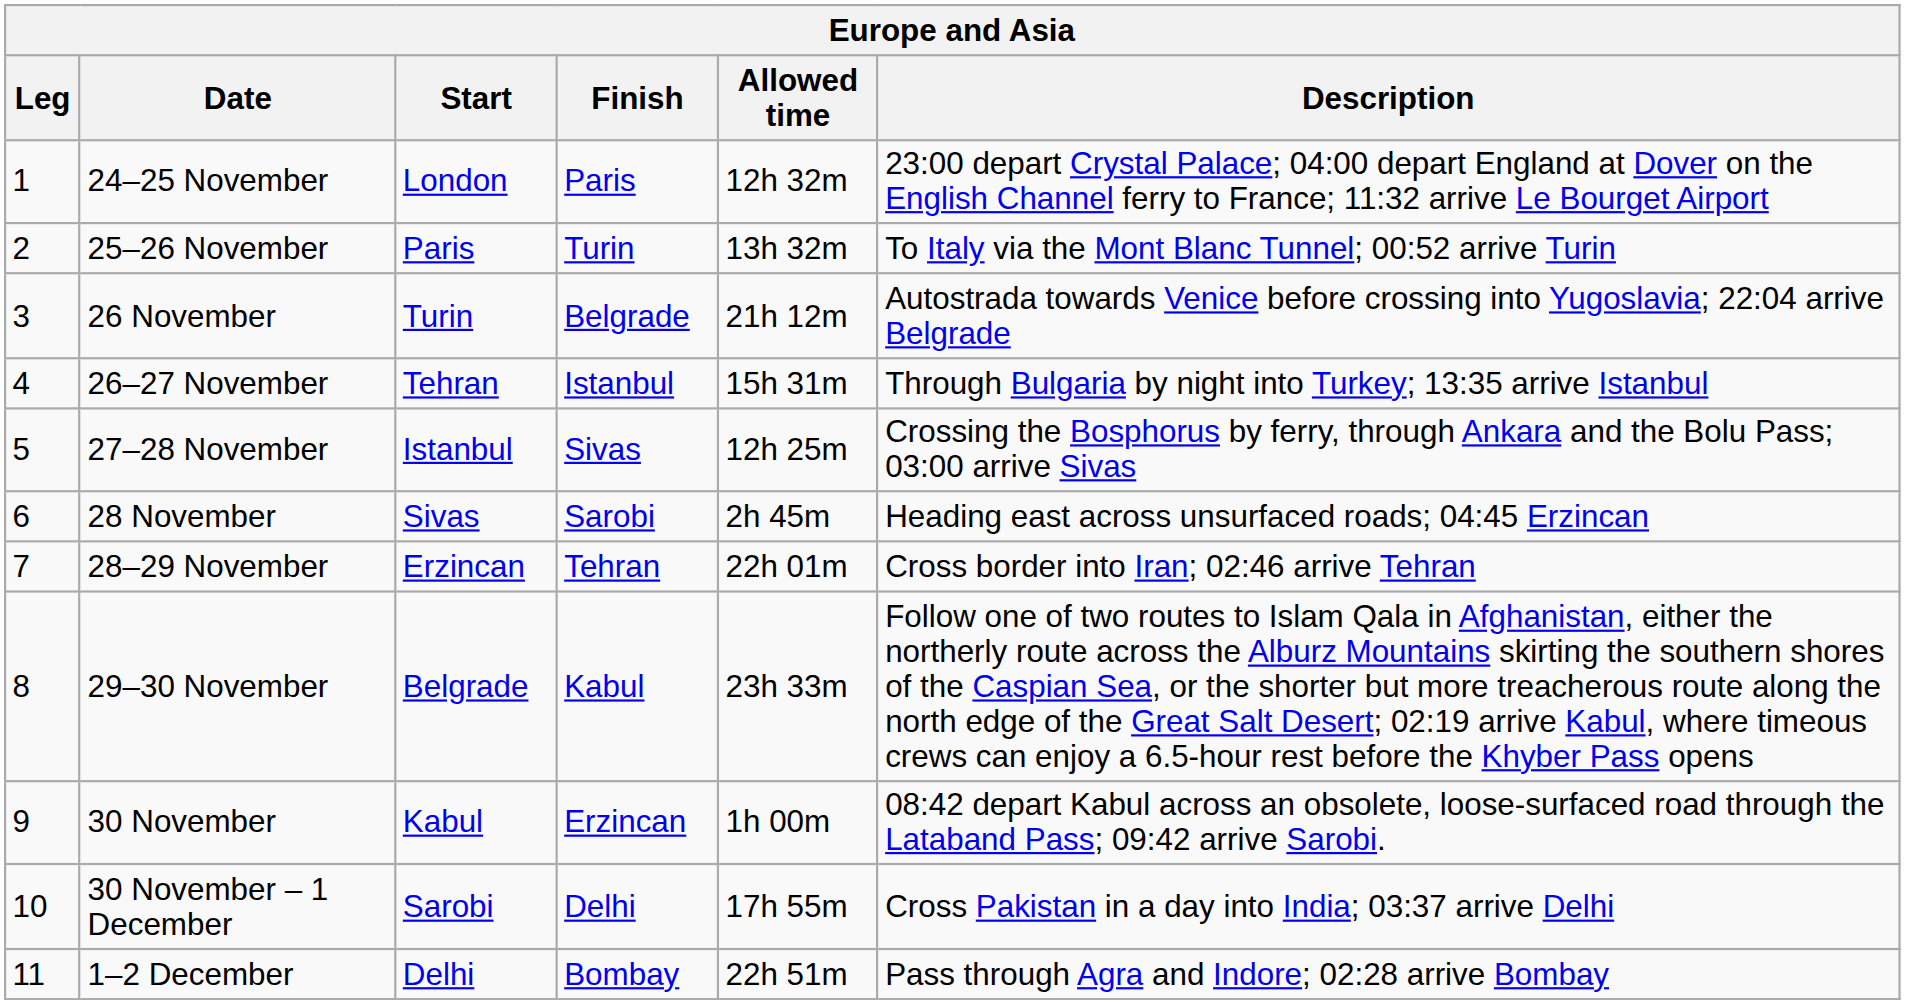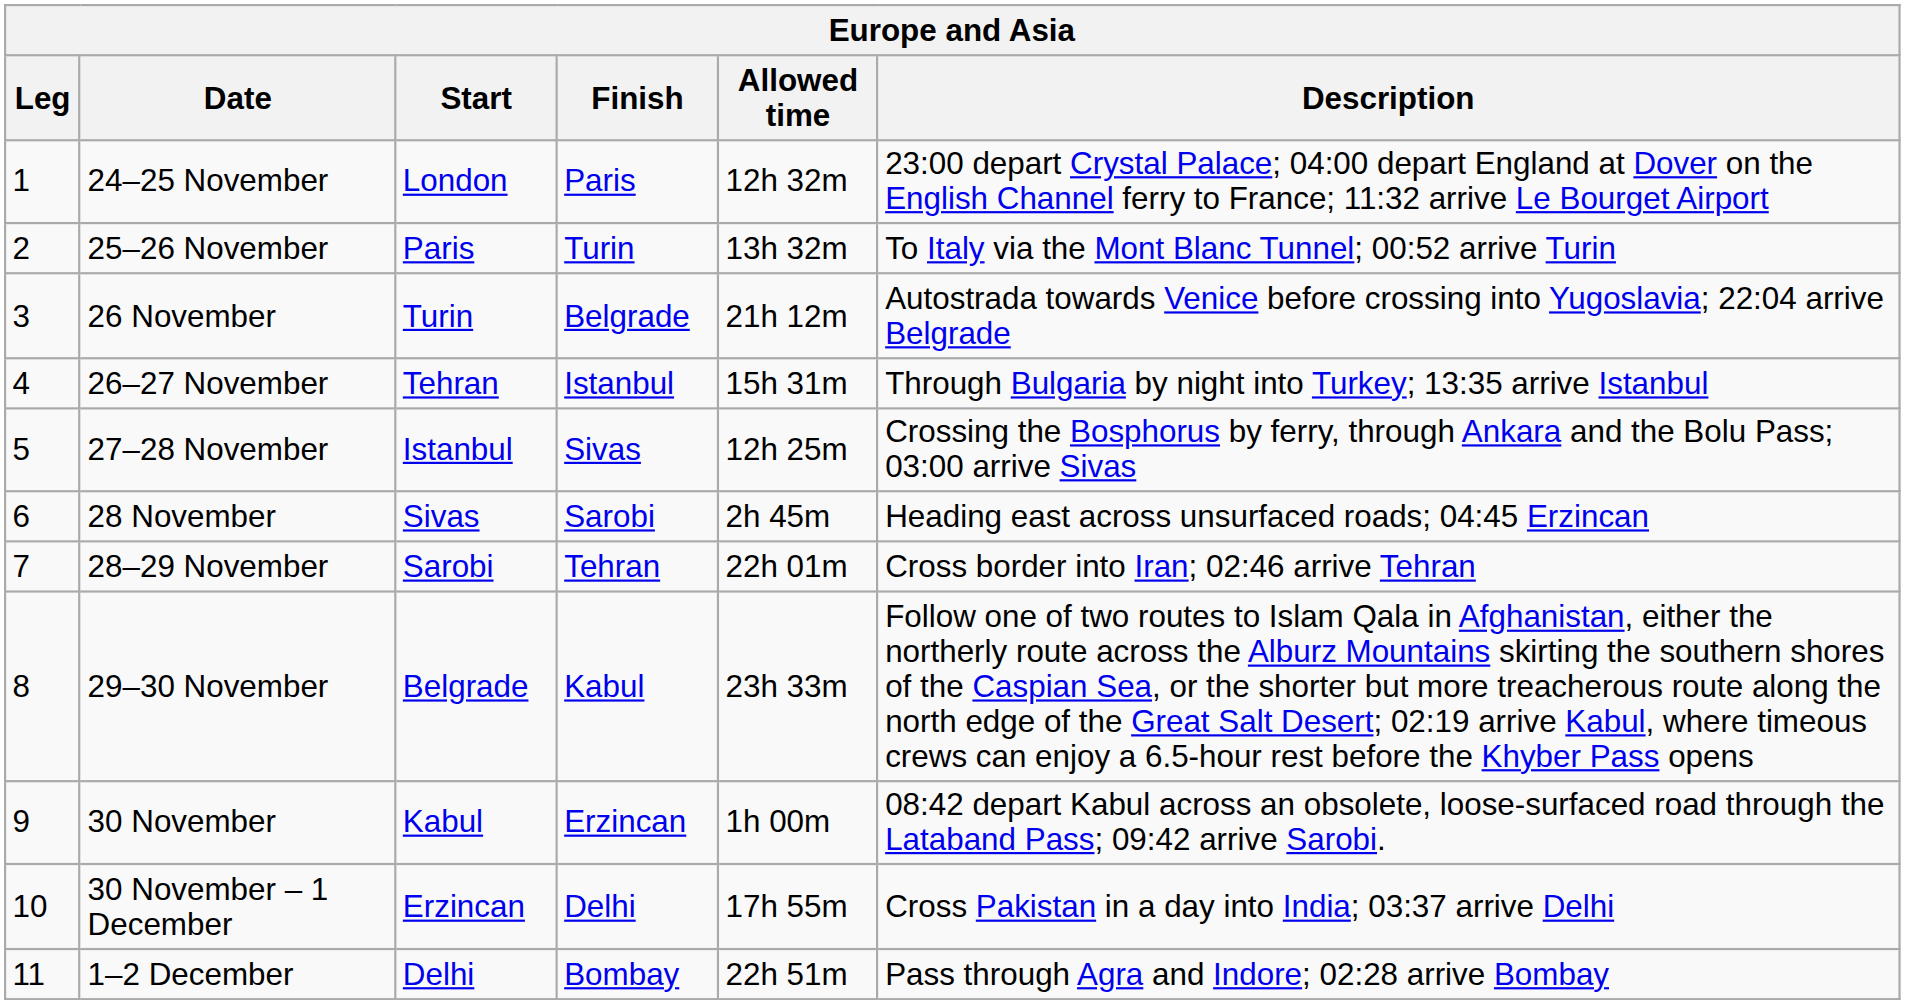(464, 567) Erzincan -> (448, 567) Sarobi
(448, 907) Sarobi -> (464, 907) Erzincan
